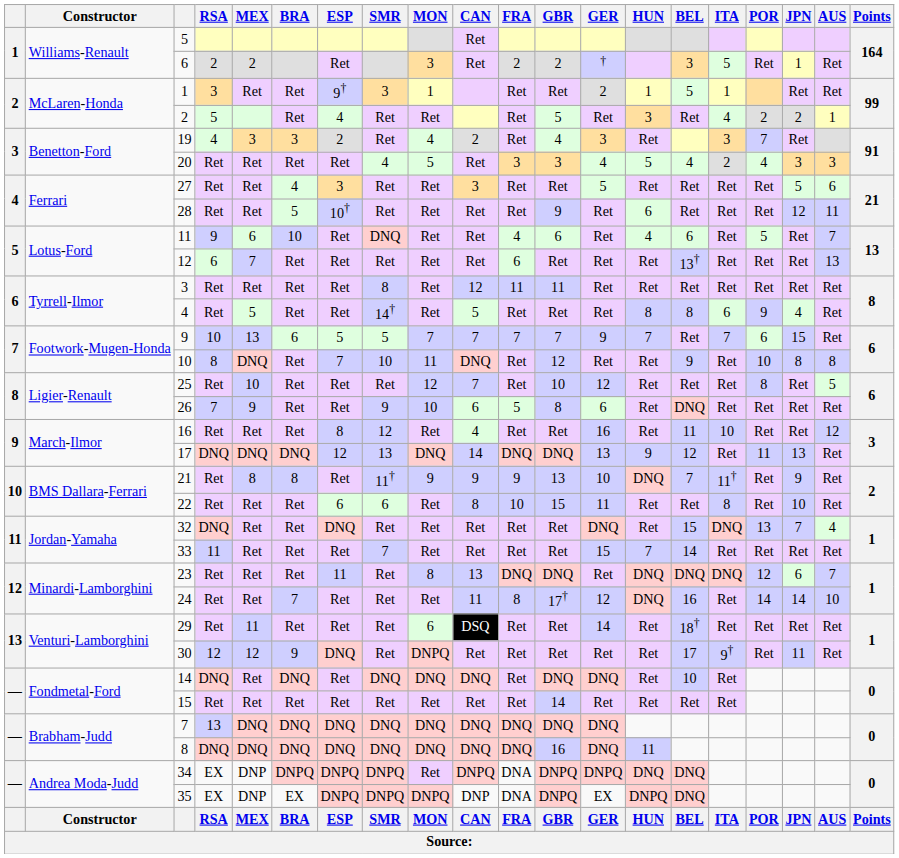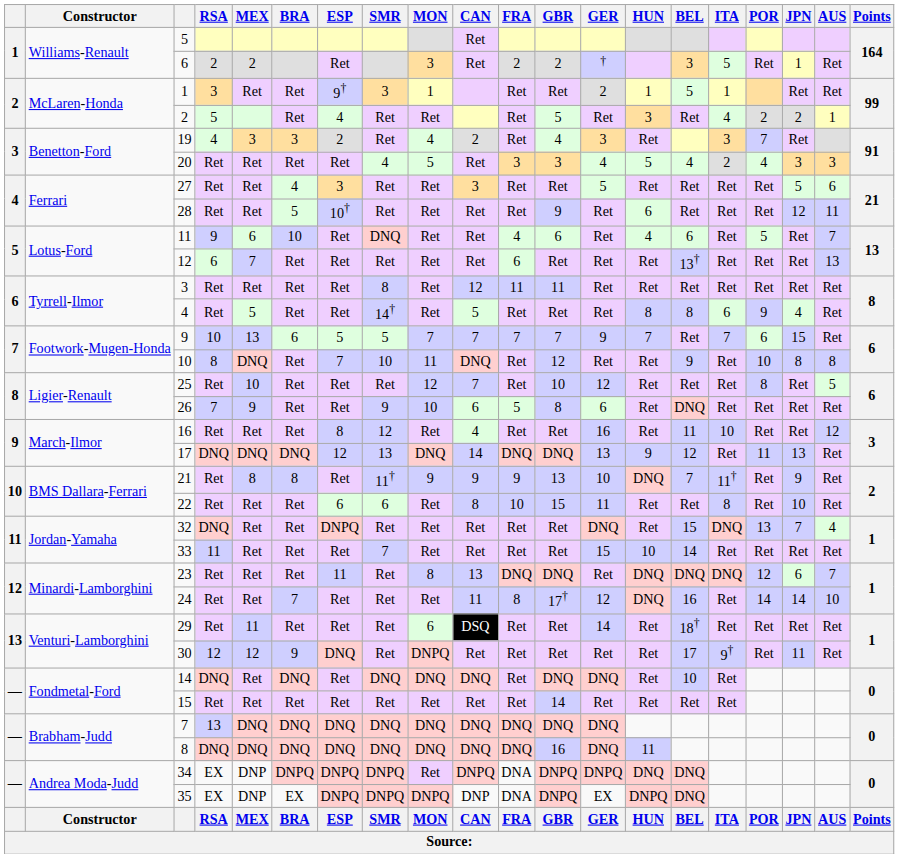(340, 527) DNQ -> (340, 527) DNPQ
(648, 551) 7 -> (648, 551) 10
